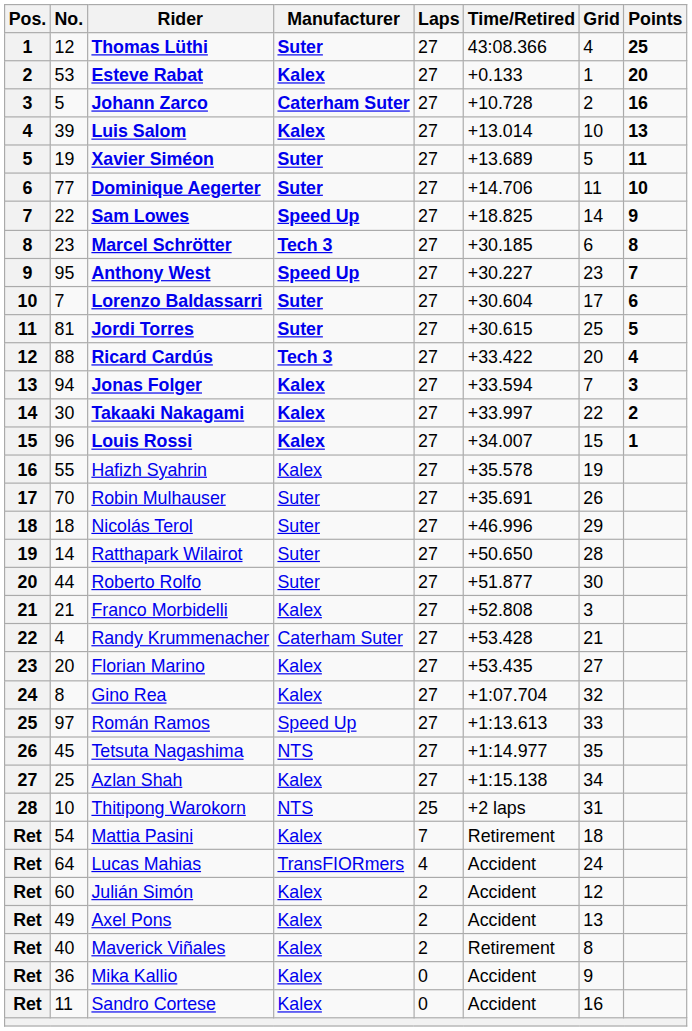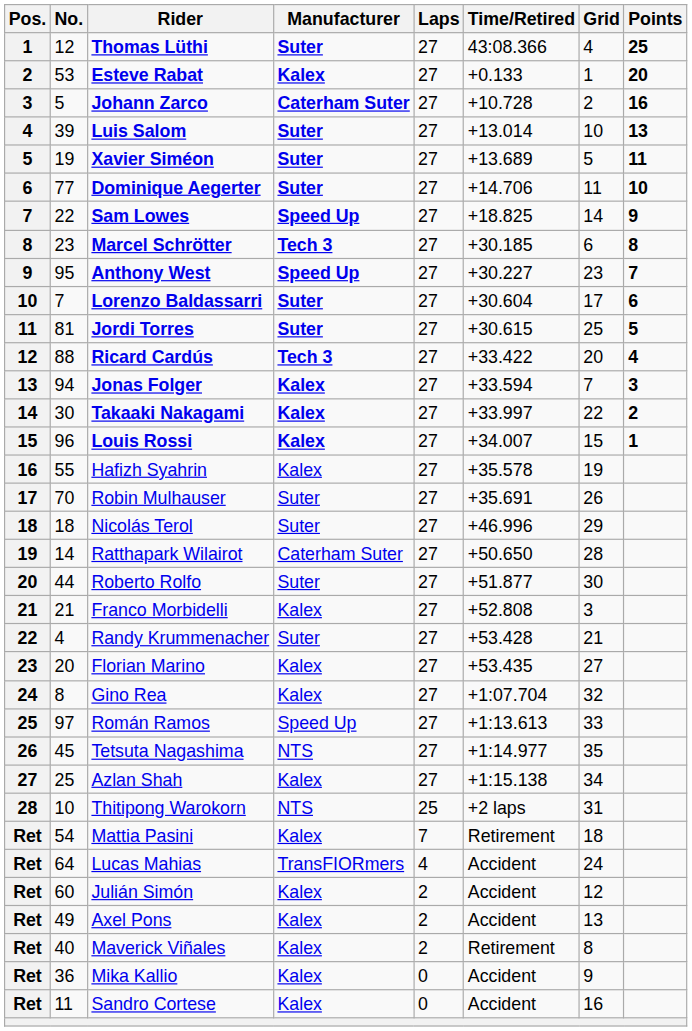(301, 131) Kalex -> (300, 131) Suter
(299, 554) Suter -> (340, 554) Caterham Suter
(340, 638) Caterham Suter -> (299, 638) Suter
